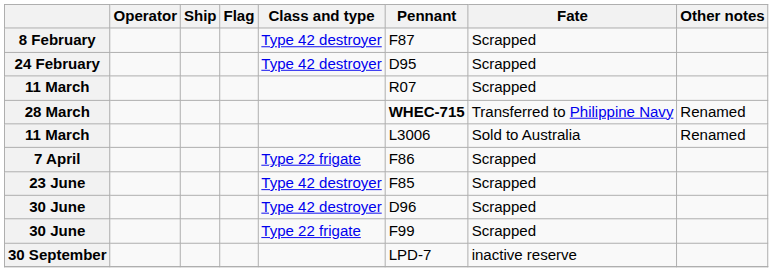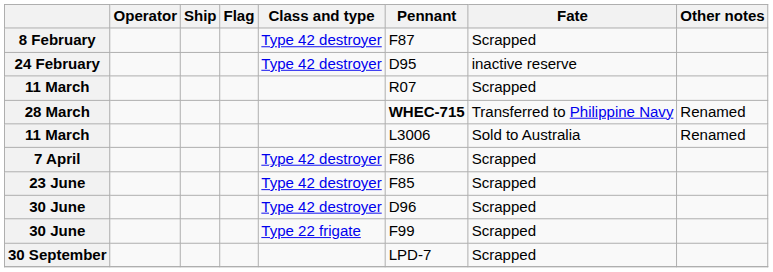(504, 64) Scrapped -> (524, 64) inactive reserve
(311, 159) Type 22 frigate -> (322, 159) Type 42 destroyer
(524, 254) inactive reserve -> (504, 254) Scrapped
